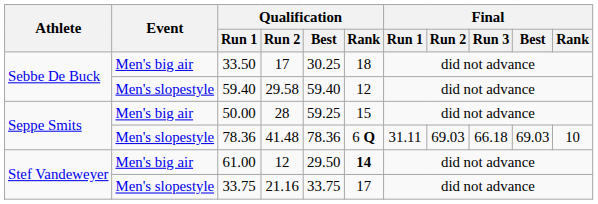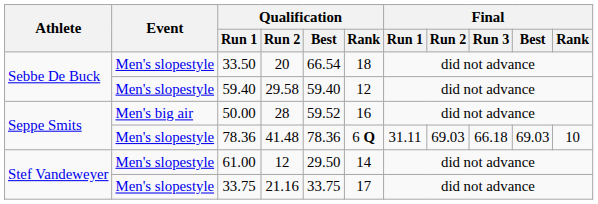(154, 64) Men's big air -> (165, 64) Men's slopestyle
(282, 64) 17 -> (282, 64) 20
(324, 64) 30.25 -> (324, 64) 66.54
(324, 113) 59.25 -> (324, 113) 59.52
(364, 113) 15 -> (364, 113) 16
(154, 162) Men's big air -> (165, 162) Men's slopestyle
(364, 162) bold -> (364, 162) normal
